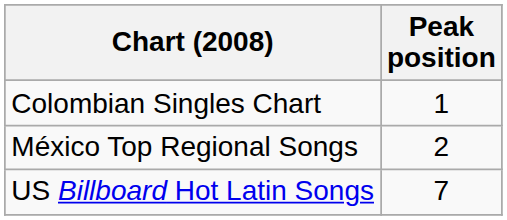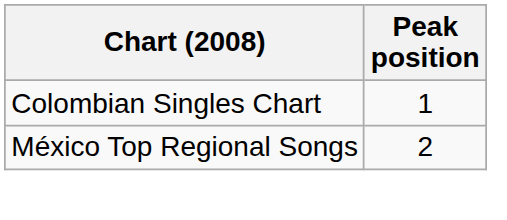- row: (193, 191)
